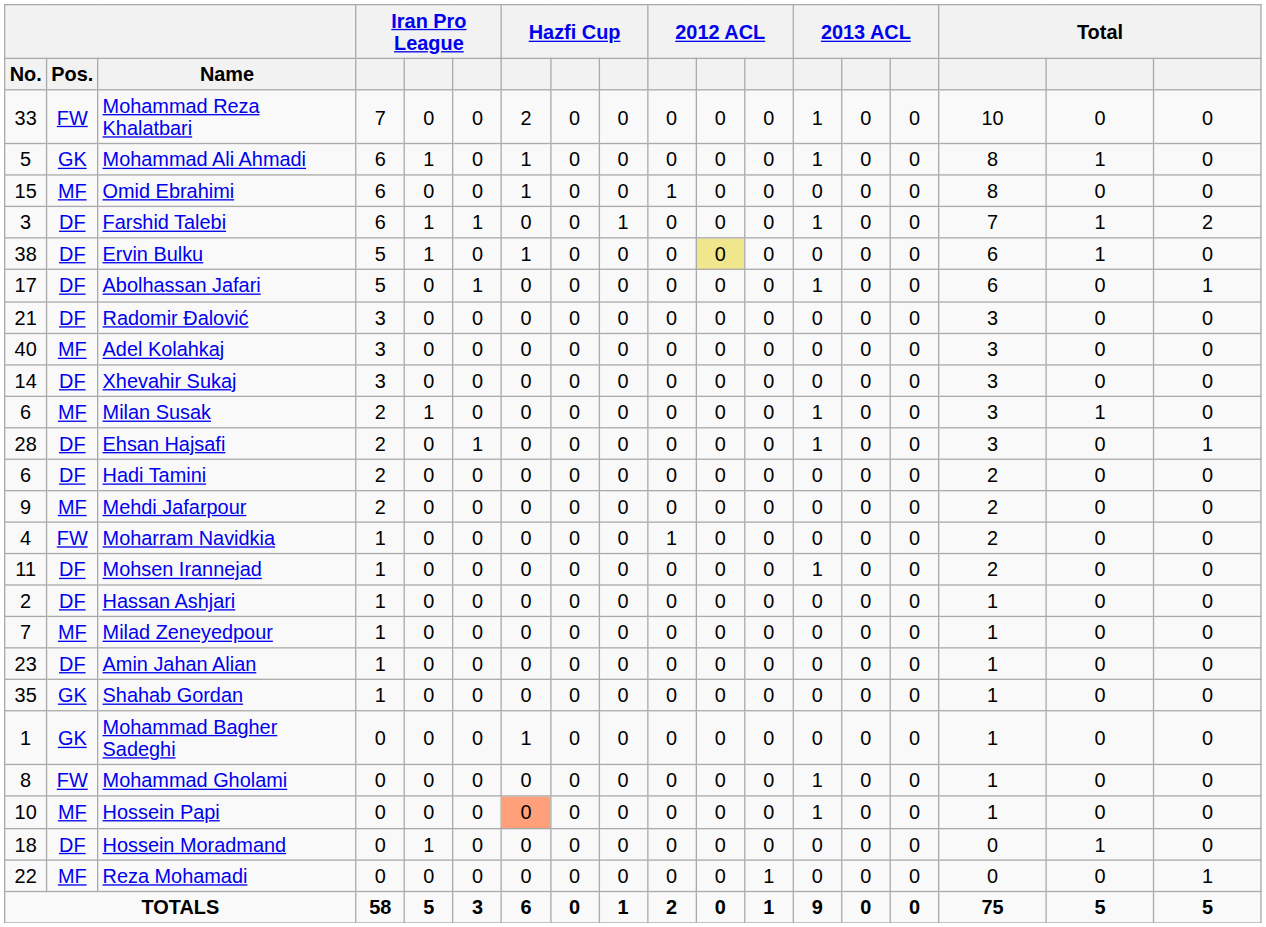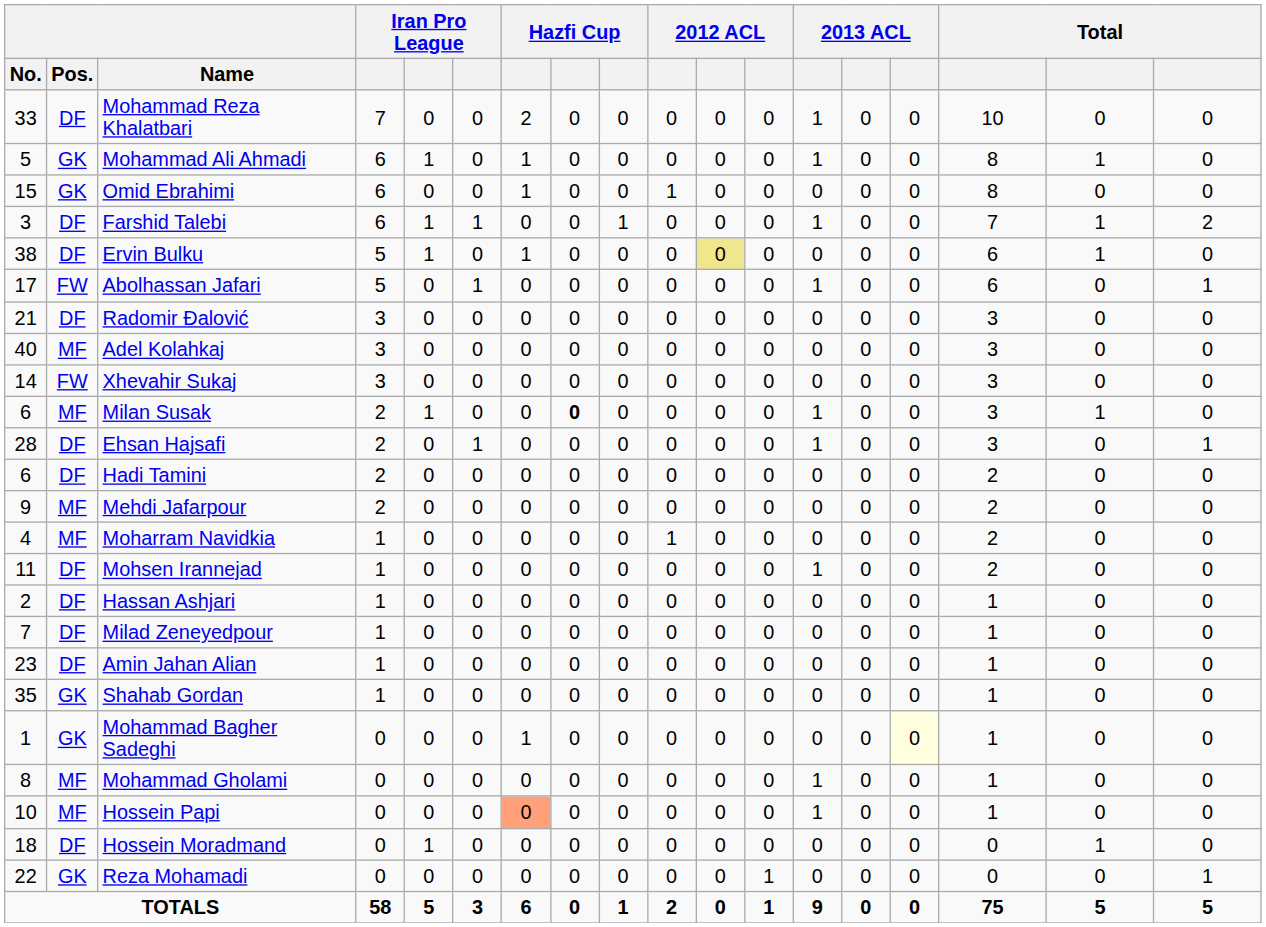(72, 117) FW -> (72, 117) DF
(72, 191) MF -> (72, 191) GK
(72, 286) DF -> (72, 286) FW
(72, 380) DF -> (72, 380) FW
(575, 412) normal -> (575, 412) bold
(72, 538) FW -> (72, 538) MF
(72, 633) MF -> (72, 633) DF
(914, 738) no background -> (914, 738) lightyellow background
(72, 781) FW -> (72, 781) MF
(72, 875) MF -> (72, 875) GK
